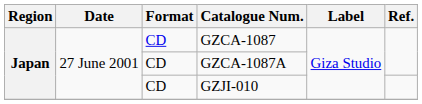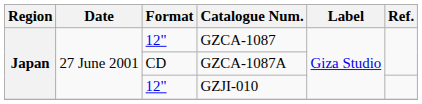(156, 39) CD -> (156, 39) 12"
(156, 87) CD -> (156, 87) 12"
